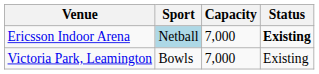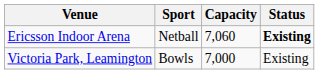(178, 36) lightblue background -> (178, 36) no background
(220, 36) 7,000 -> (220, 36) 7,060
